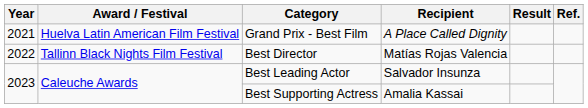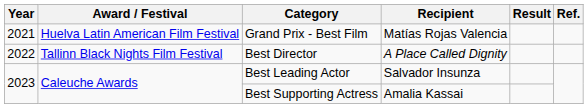(445, 34) A Place Called Dignity -> (445, 34) Matías Rojas Valencia
(445, 53) Matías Rojas Valencia -> (445, 53) A Place Called Dignity
